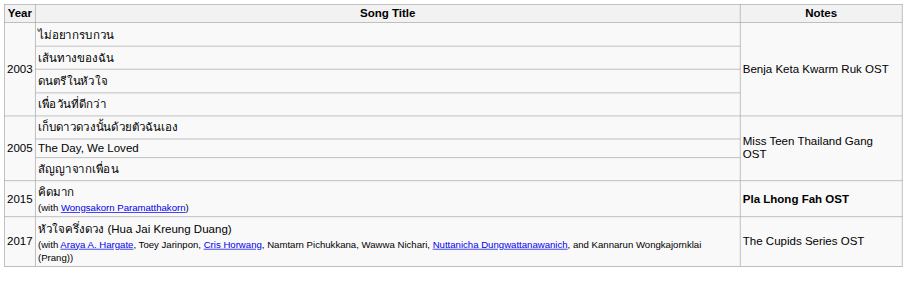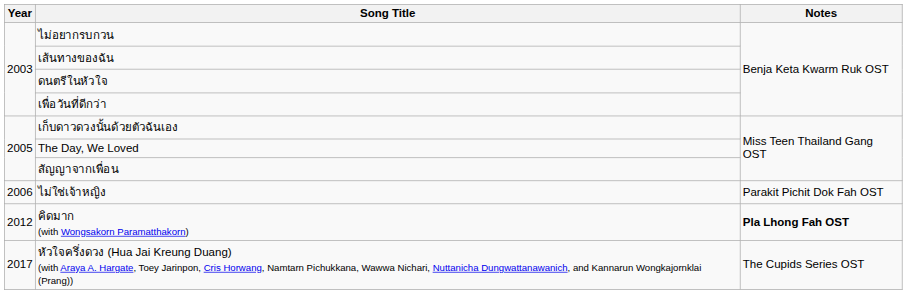+ row: (72, 192)
(20, 199) 2015 -> (20, 222) 2012
